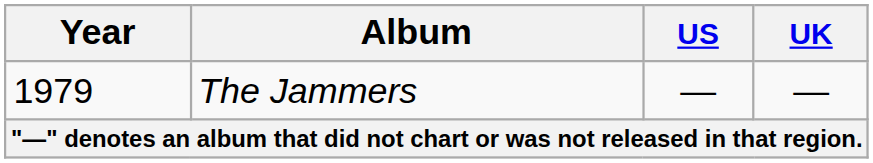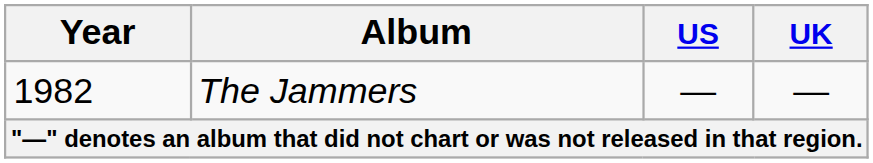(53, 89) 1979 -> (53, 89) 1982
